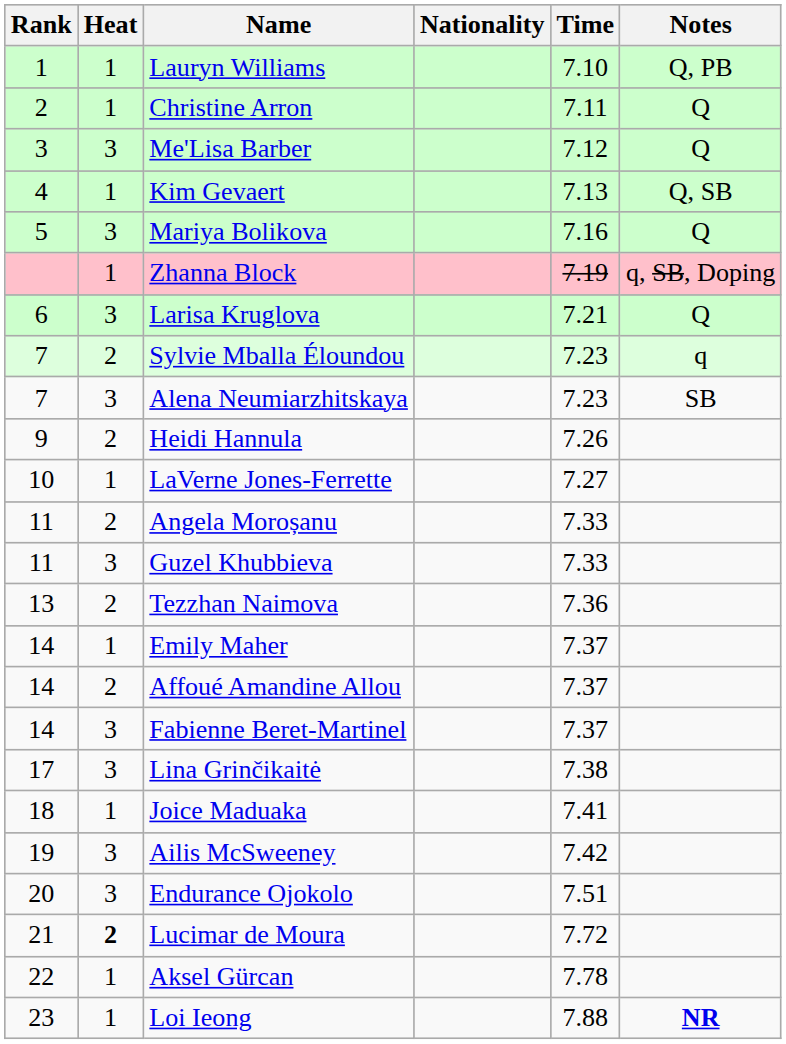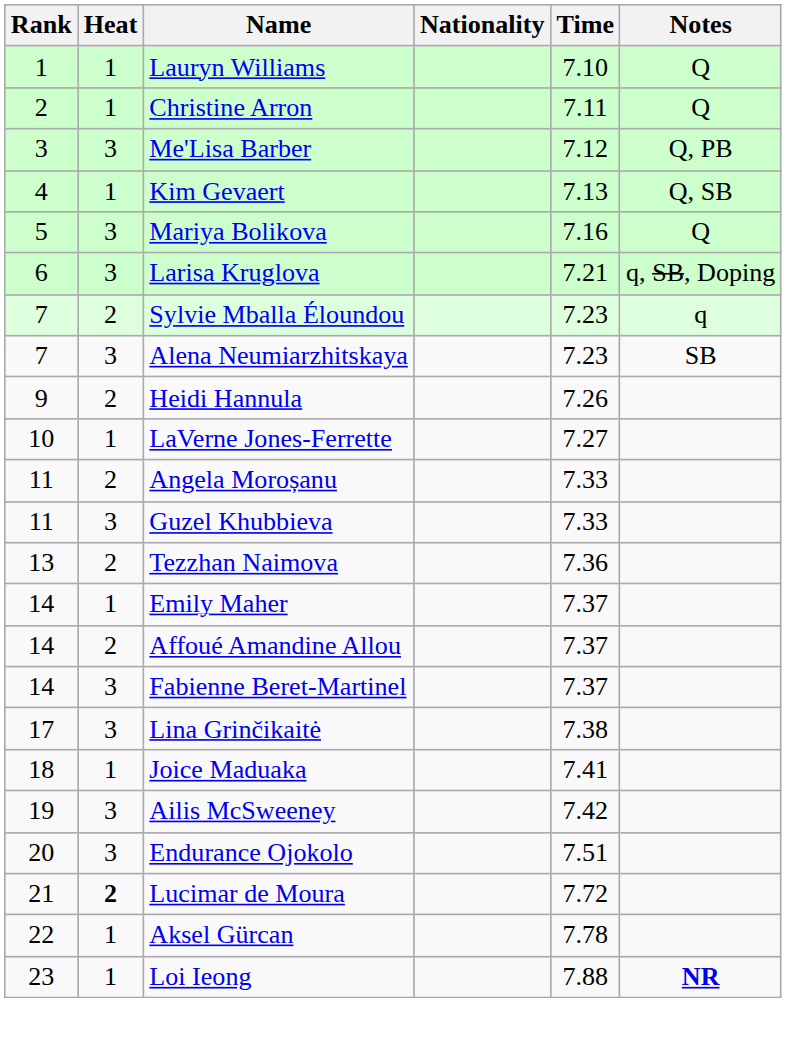(701, 66) Q, PB -> (701, 66) Q
(701, 149) Q -> (701, 149) Q, PB
- row: (223, 273)
(701, 314) Q -> (701, 273) q, SB, Doping
